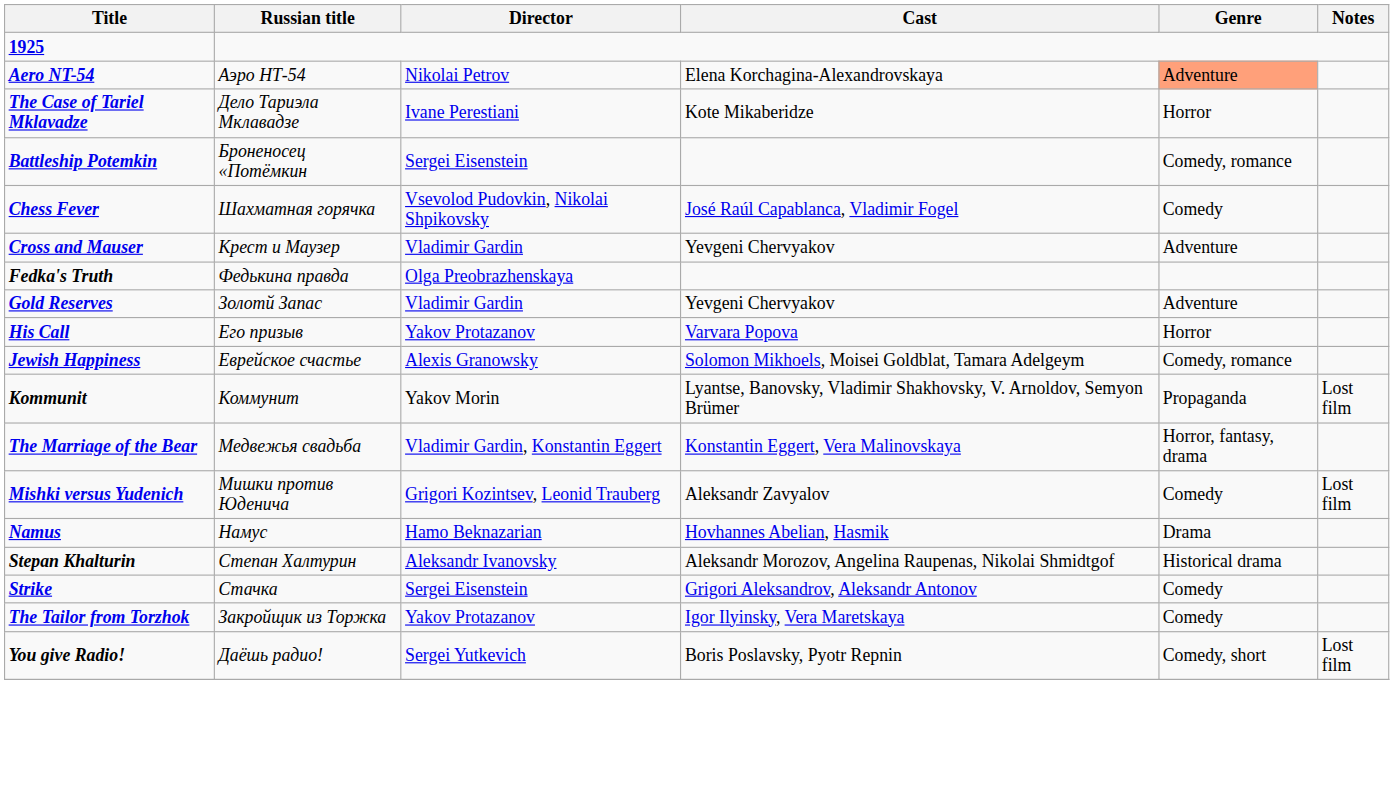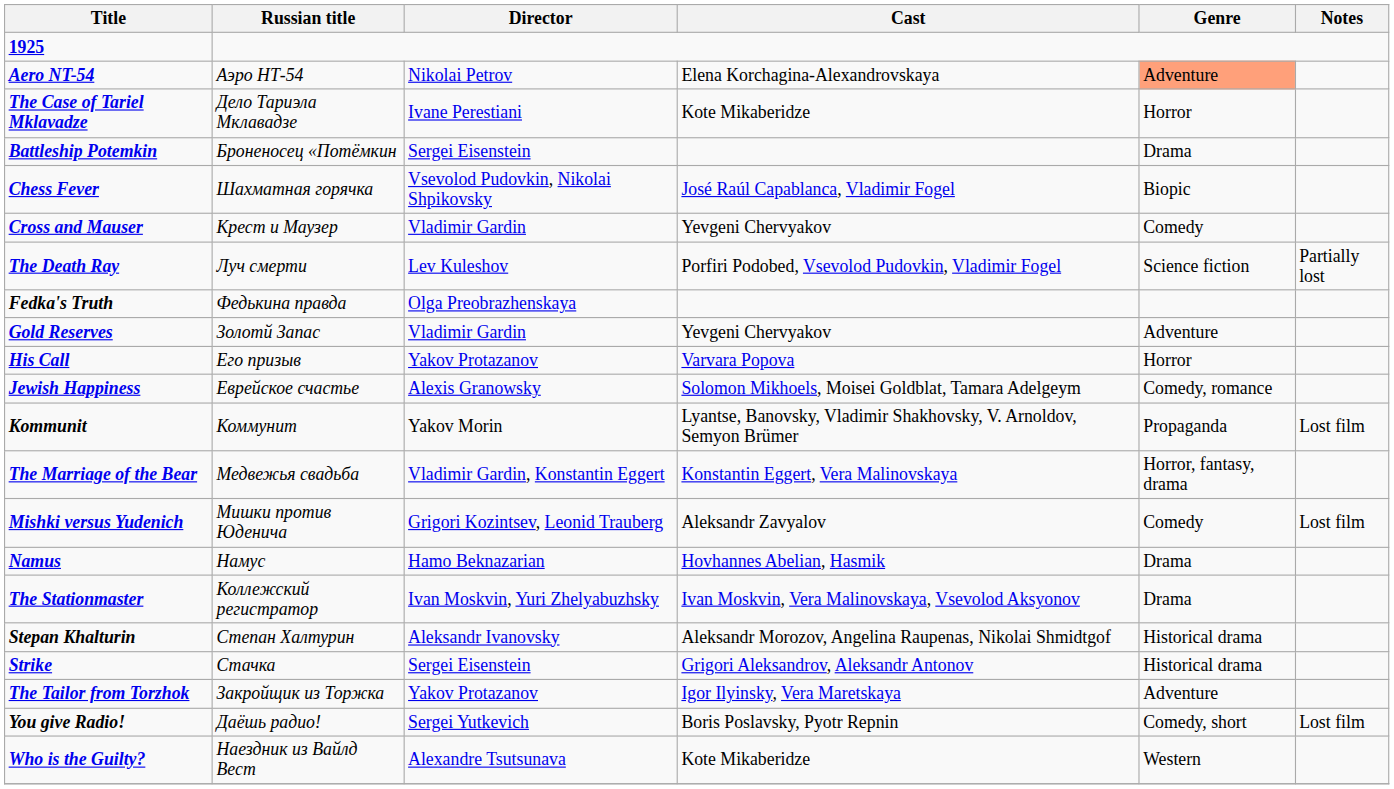(1227, 161) Comedy, romance -> (1167, 151) Drama
(1193, 209) Comedy -> (1167, 189) Biopic
(1200, 247) Adventure -> (1173, 227) Comedy
+ row: (64, 265)
+ row: (76, 599)
(1193, 589) Comedy -> (1203, 665) Historical drama
(1193, 617) Comedy -> (1181, 693) Adventure
+ row: (77, 759)
